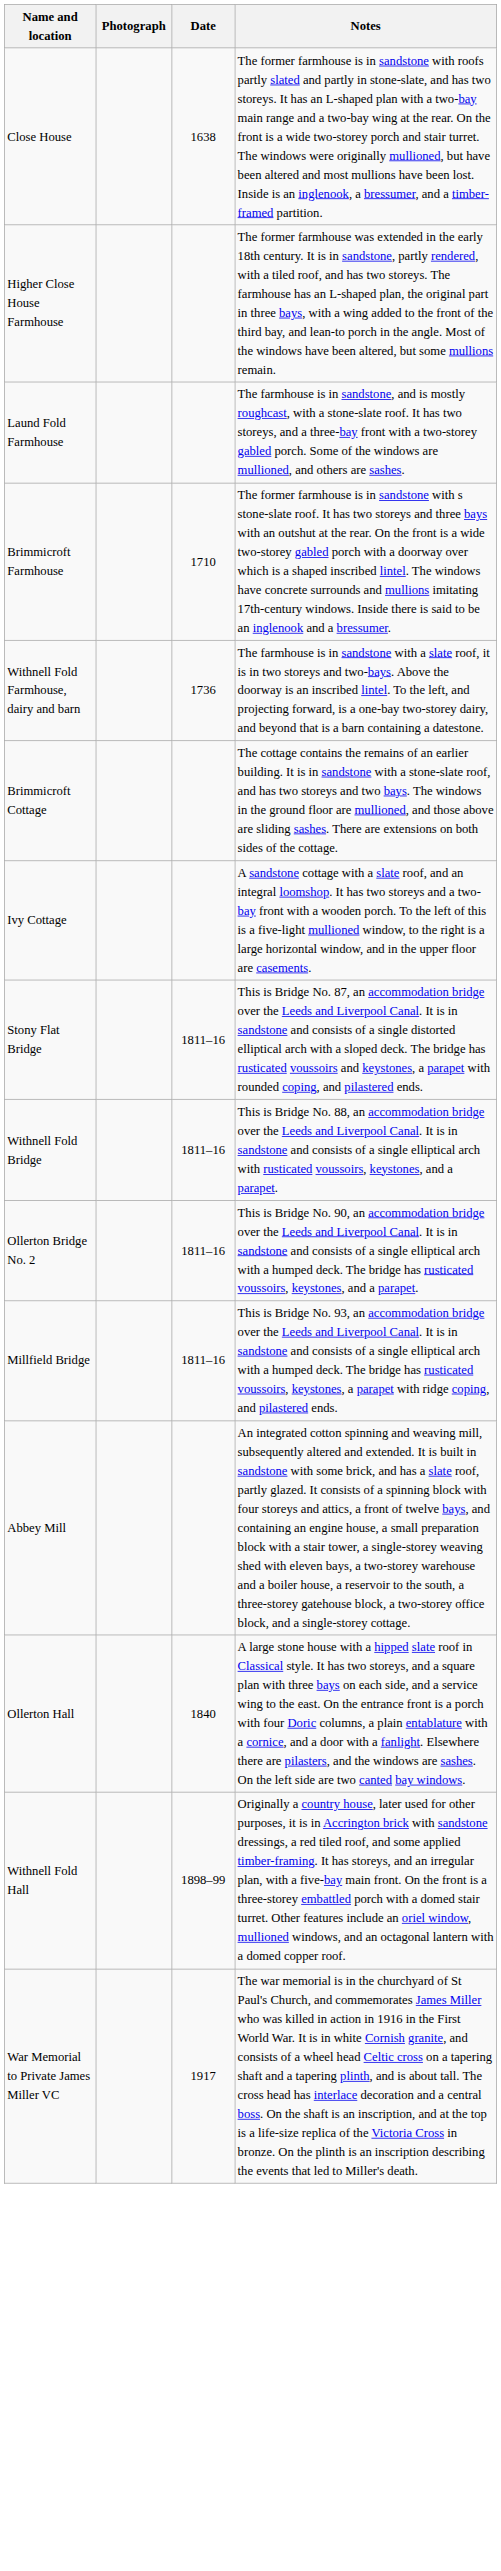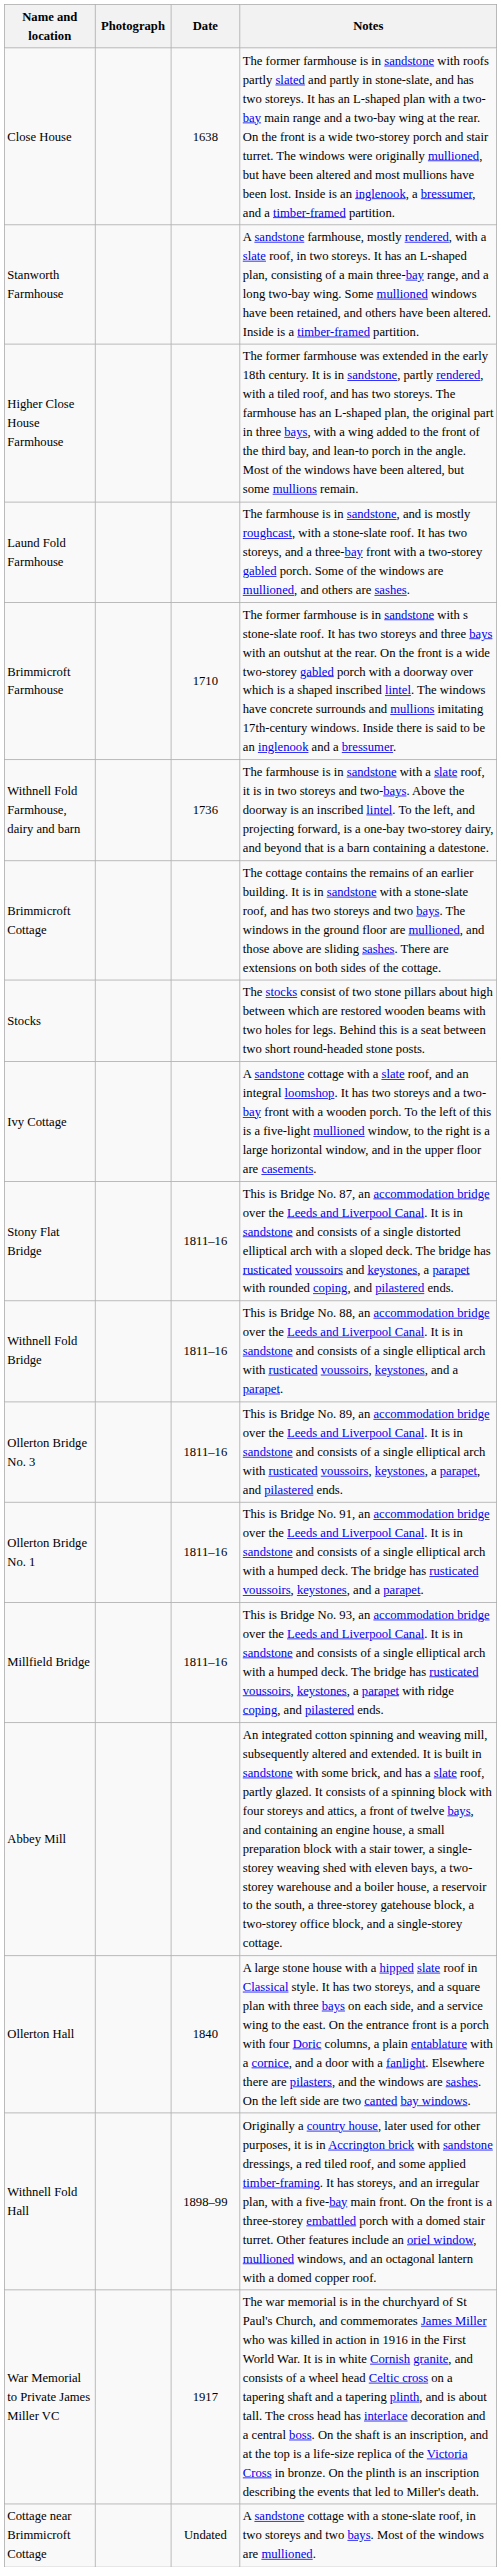+ row: (35, 284)
+ row: (24, 1020)
+ row: (47, 1451)
- row: (47, 1250)
+ row: (47, 1552)
+ row: (39, 2535)
